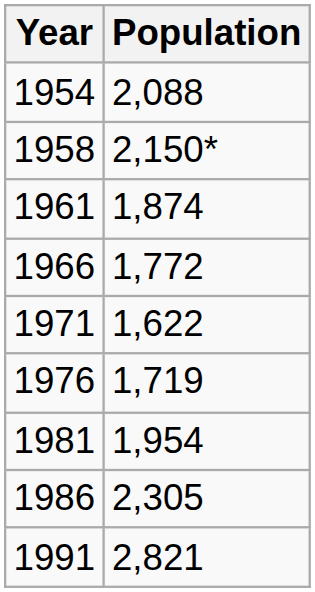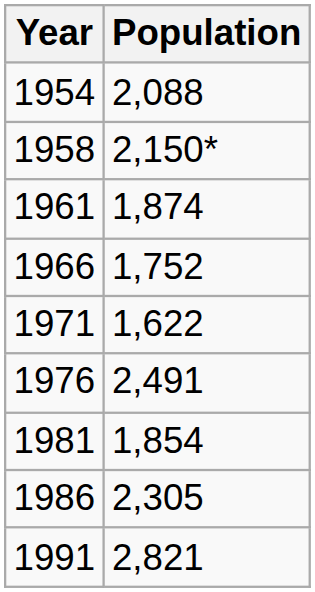(158, 265) 1,772 -> (158, 265) 1,752
(158, 382) 1,719 -> (158, 382) 2,491
(158, 440) 1,954 -> (158, 440) 1,854
